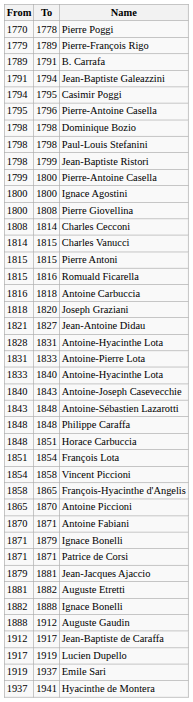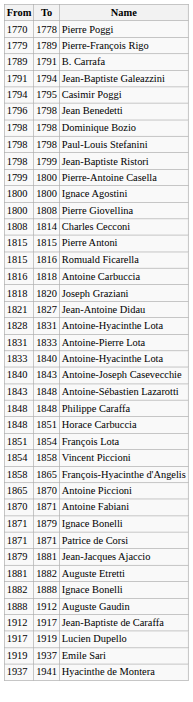- row: (17, 111)
+ row: (17, 111)
- row: (17, 243)
